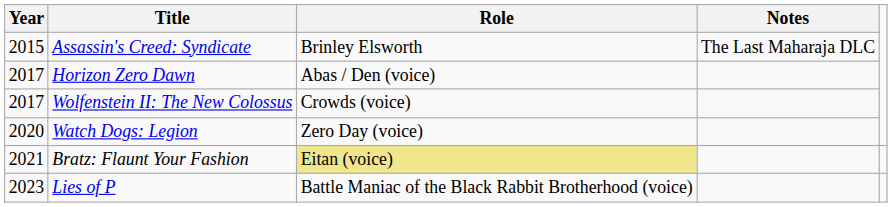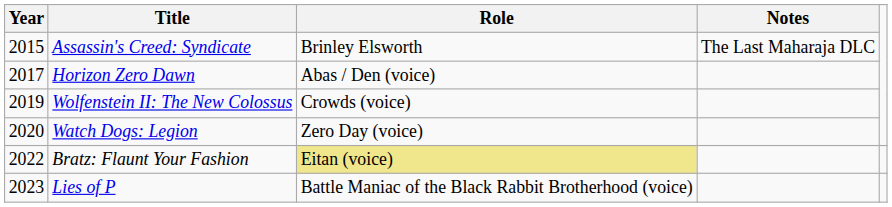(26, 103) 2017 -> (26, 103) 2019
(26, 159) 2021 -> (26, 159) 2022
